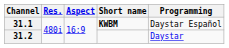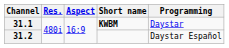(186, 24) Daystar Español -> (167, 24) Daystar
(167, 37) Daystar -> (186, 37) Daystar Español
